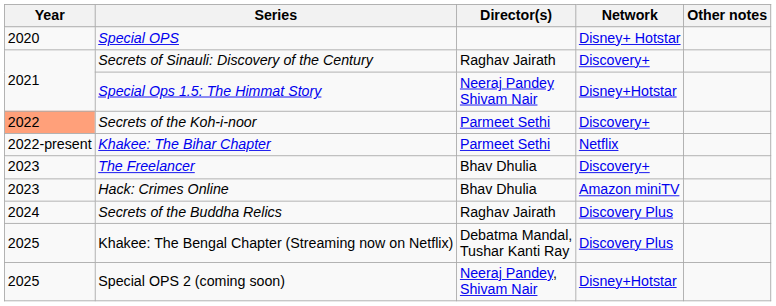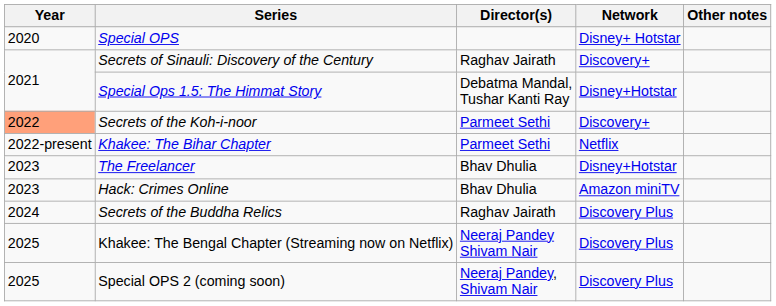(507, 91) Neeraj Pandey Shivam Nair -> (516, 91) Debatma Mandal, Tushar Kanti Ray
(614, 167) Discovery+ -> (628, 167) Disney+Hotstar
(516, 243) Debatma Mandal, Tushar Kanti Ray -> (507, 243) Neeraj Pandey Shivam Nair
(628, 281) Disney+Hotstar -> (626, 281) Discovery Plus
